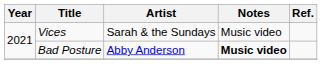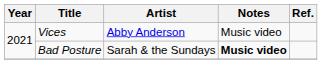(161, 31) Sarah & the Sundays -> (146, 31) Abby Anderson
(146, 50) Abby Anderson -> (161, 50) Sarah & the Sundays
